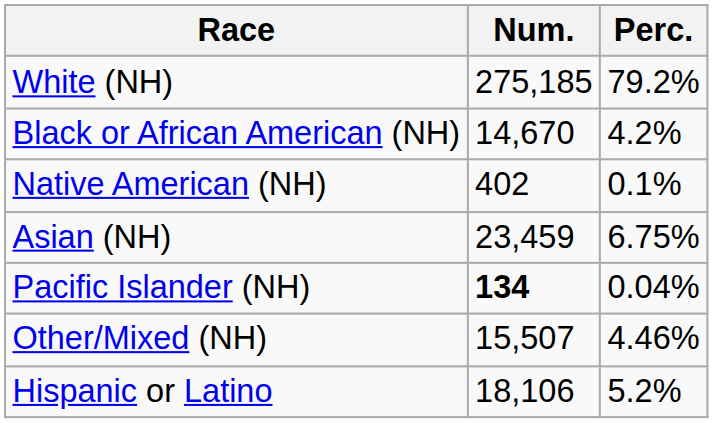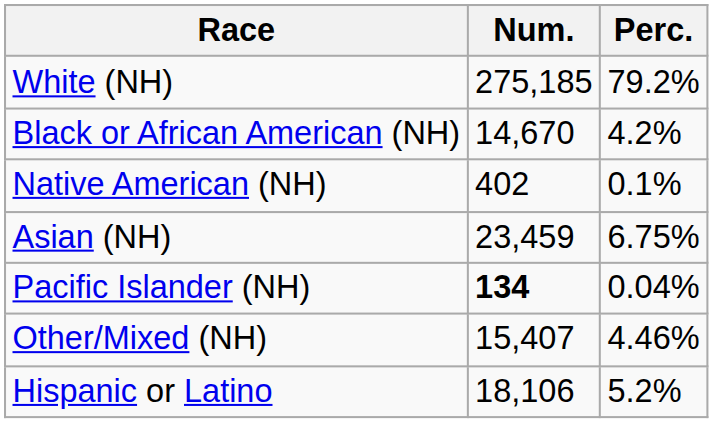(525, 339) 15,507 -> (525, 339) 15,407
